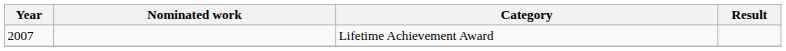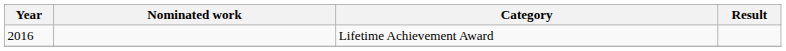(21, 35) 2007 -> (21, 35) 2016
